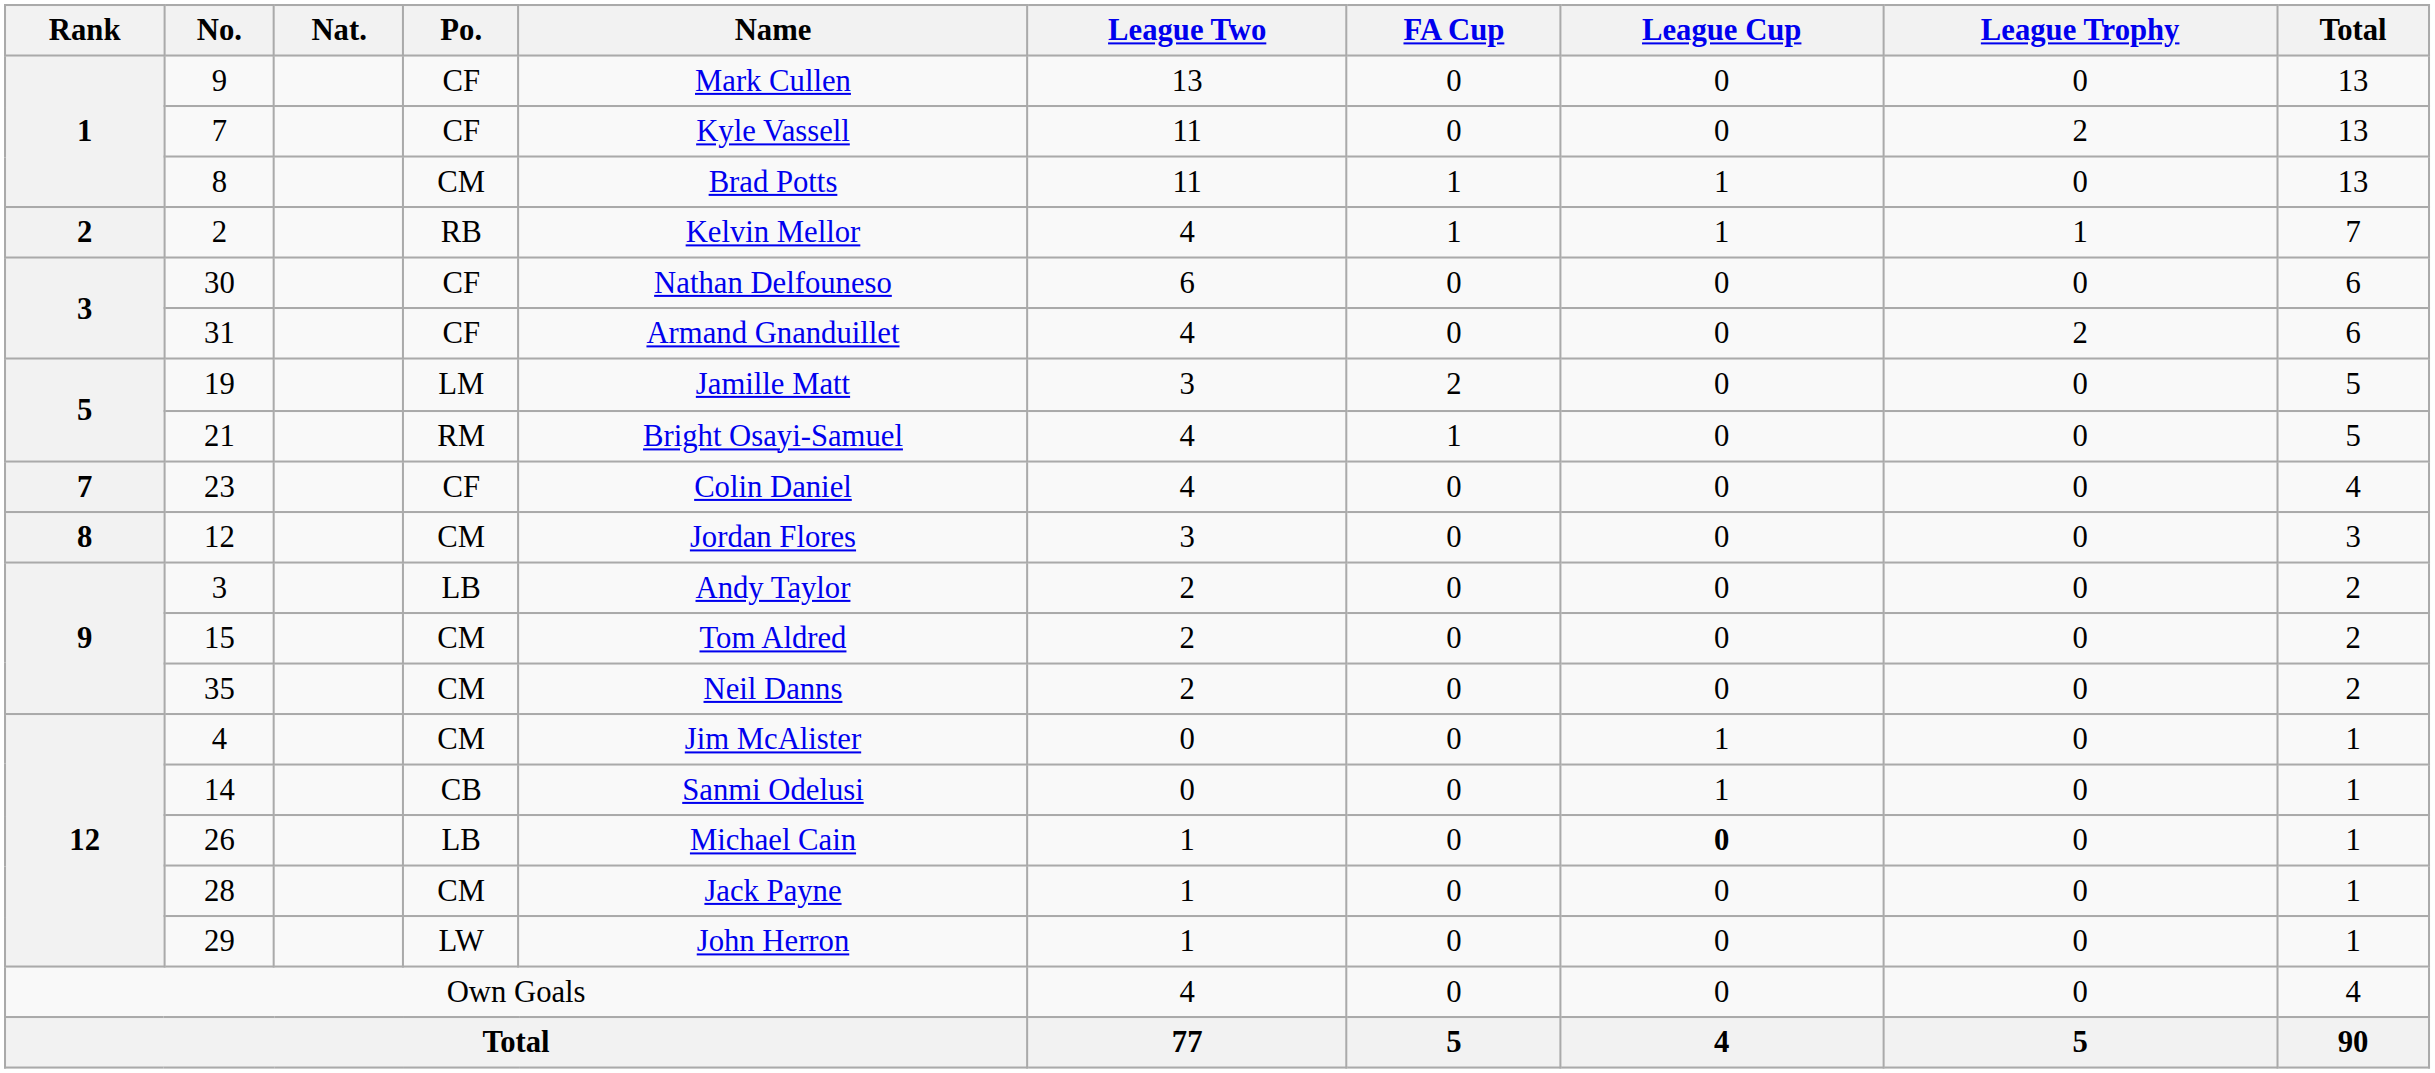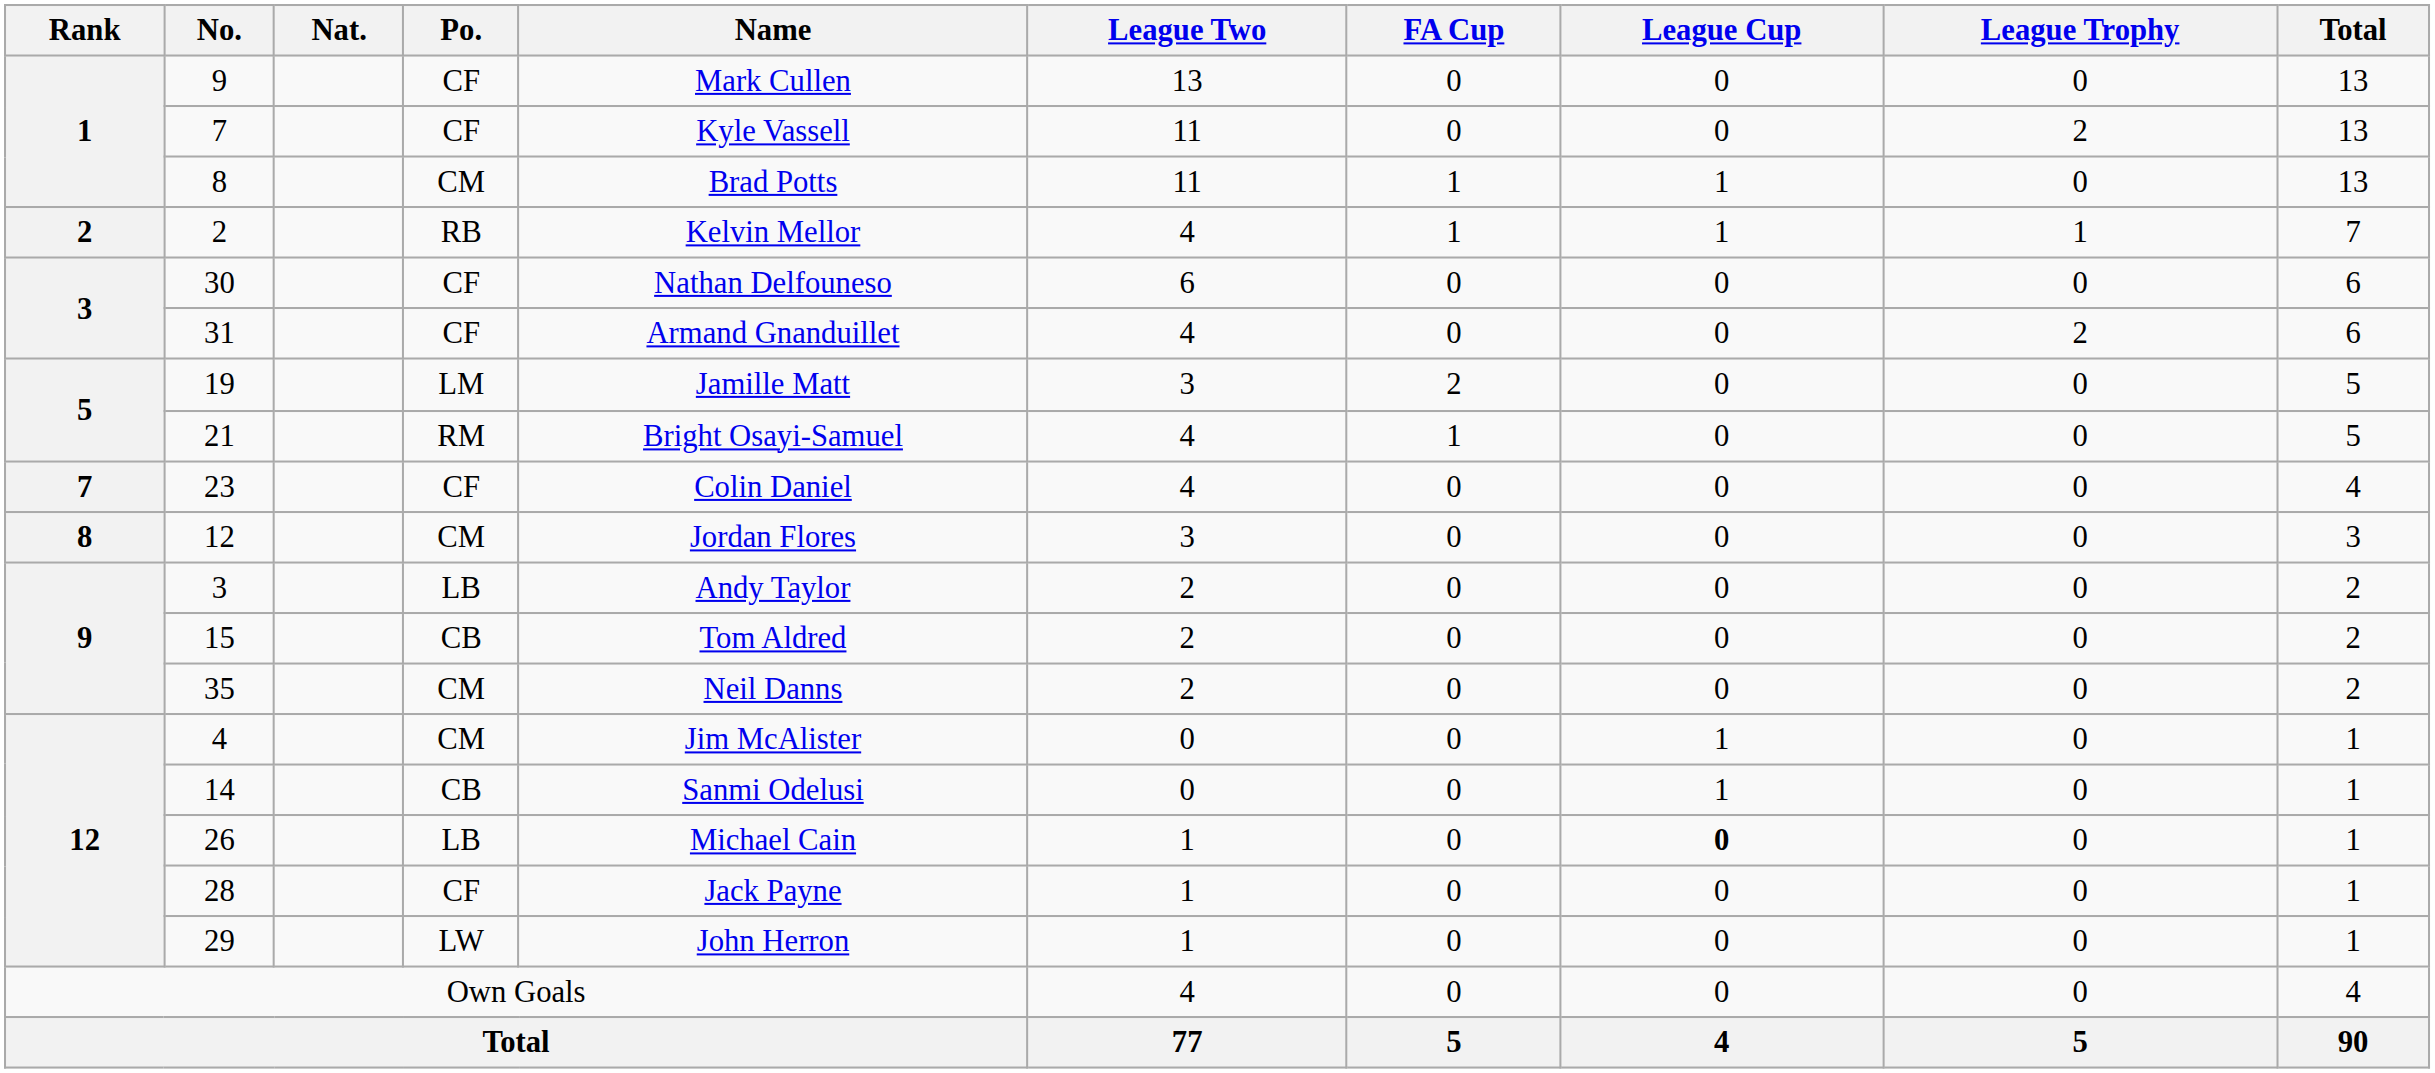(461, 637) CM -> (461, 637) CB
(461, 890) CM -> (461, 890) CF
